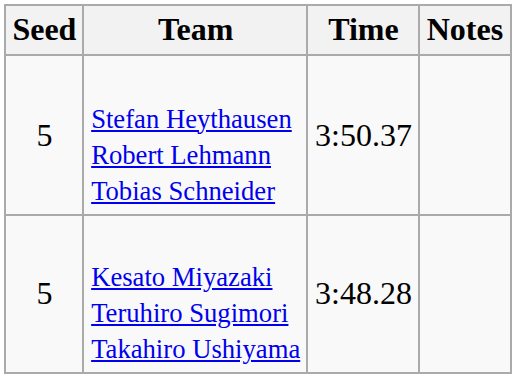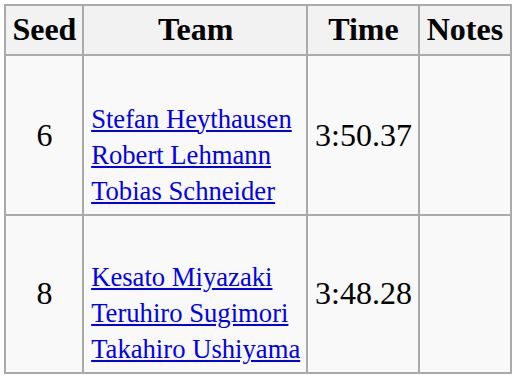(44, 134) 5 -> (44, 134) 6
(44, 293) 5 -> (44, 293) 8
